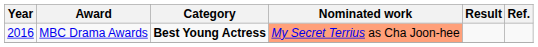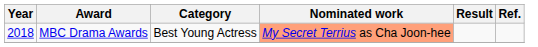(20, 33) 2016 -> (20, 33) 2018
(210, 33) bold -> (205, 33) normal
